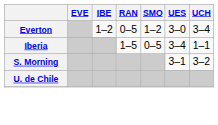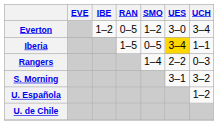(177, 45) no background -> (177, 45) gold background
+ row: (36, 62)
+ row: (36, 95)
